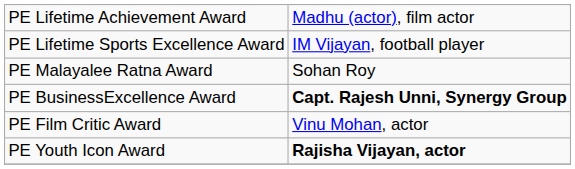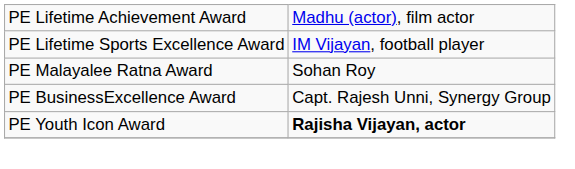(429, 97) bold -> (422, 97) normal
- row: (85, 124)
